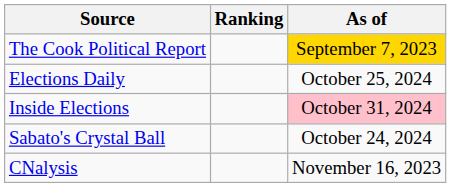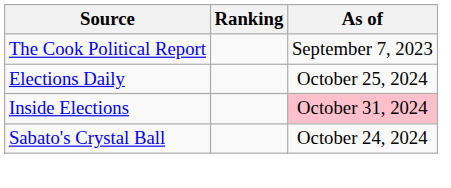(366, 49) gold background -> (362, 49) no background
- row: (43, 167)
